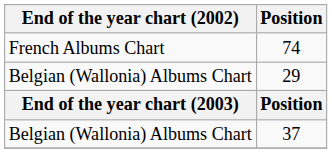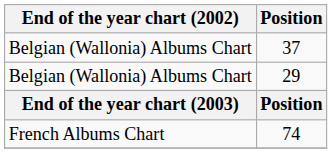rows swapped: (291, 133) <-> (291, 47)
